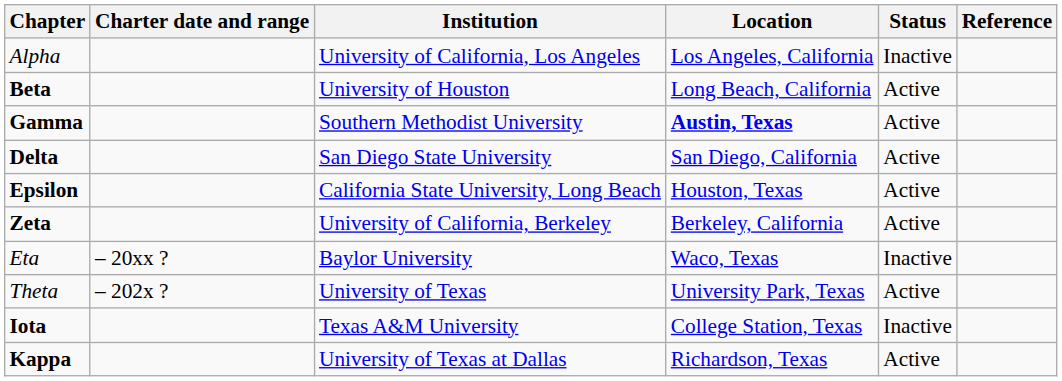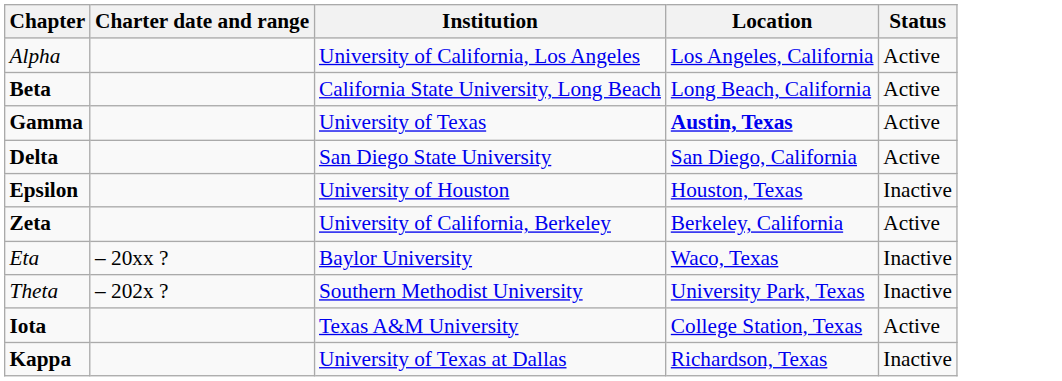- column: (1007, 21)
(918, 55) Inactive -> (912, 55) Active
(414, 88) University of Houston -> (490, 88) California State University, Long Beach
(451, 122) Southern Methodist University -> (403, 122) University of Texas
(490, 190) California State University, Long Beach -> (414, 190) University of Houston
(912, 190) Active -> (918, 190) Inactive
(403, 291) University of Texas -> (451, 291) Southern Methodist University
(912, 291) Active -> (918, 291) Inactive
(918, 325) Inactive -> (912, 325) Active
(912, 358) Active -> (918, 358) Inactive
